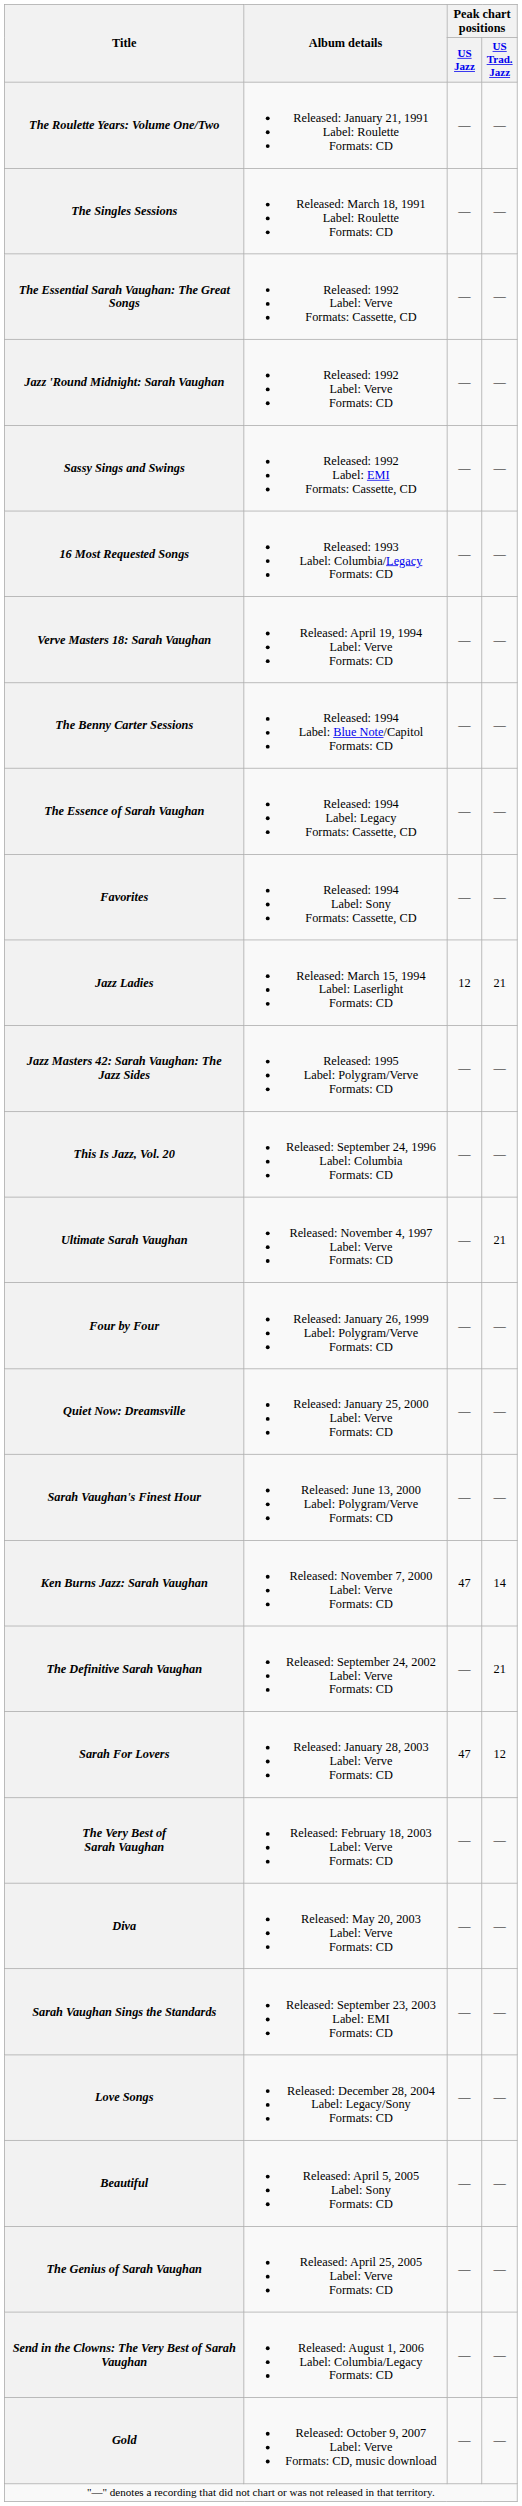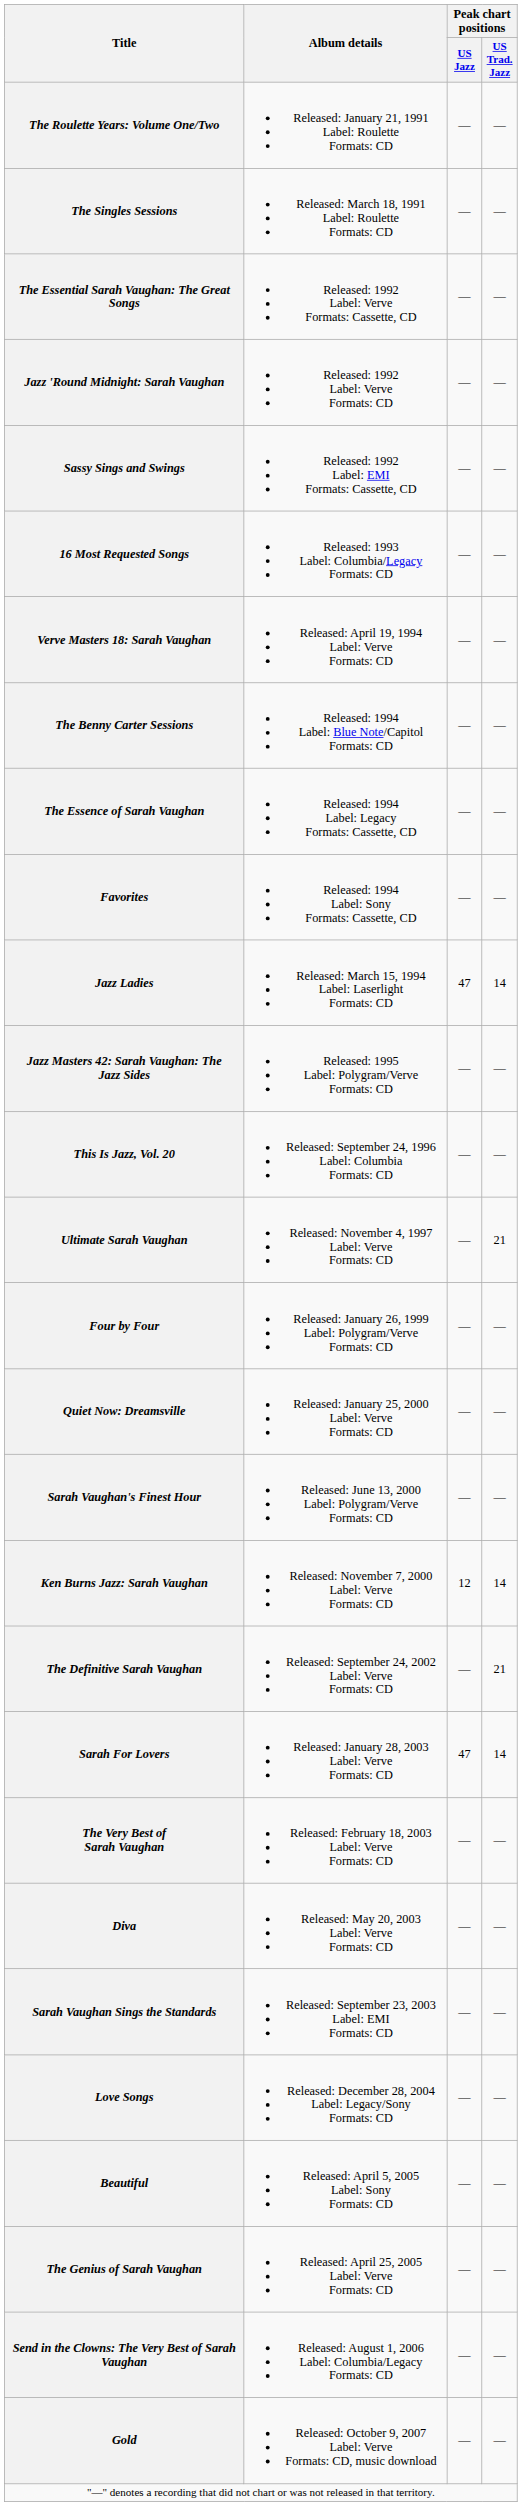(465, 982) 12 -> (465, 982) 47
(500, 982) 21 -> (500, 982) 14
(465, 1583) 47 -> (465, 1583) 12
(500, 1754) 12 -> (500, 1754) 14
